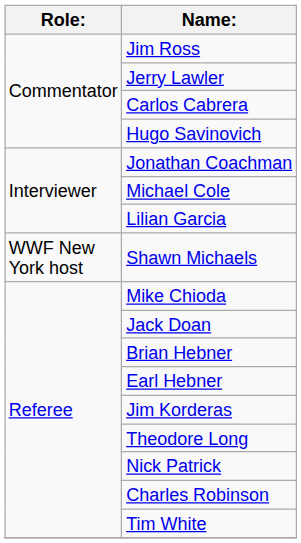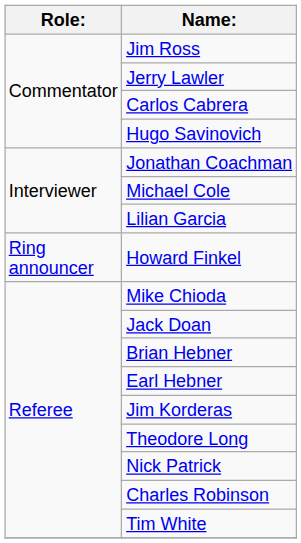- row: (192, 257)
+ row: (184, 257)
